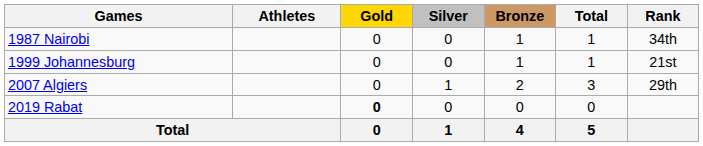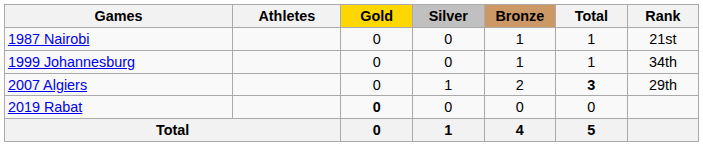(663, 39) 34th -> (663, 39) 21st
(663, 62) 21st -> (663, 62) 34th
(591, 85) normal -> (591, 85) bold
